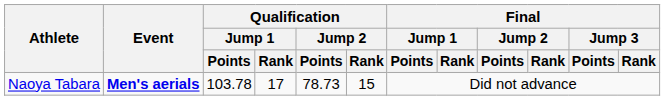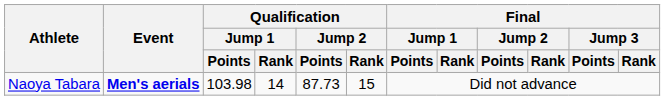(229, 84) 103.78 -> (229, 84) 103.98
(276, 84) 17 -> (276, 84) 14
(321, 84) 78.73 -> (321, 84) 87.73
